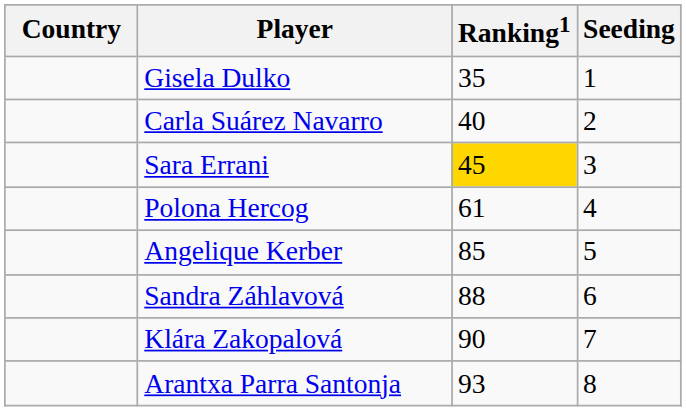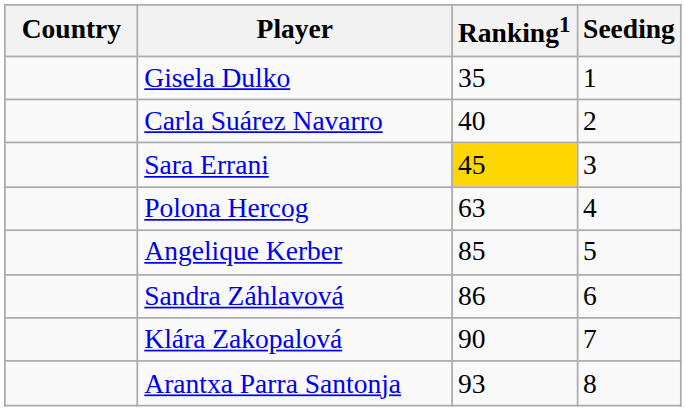(472, 208) 61 -> (472, 208) 63
(472, 295) 88 -> (472, 295) 86
